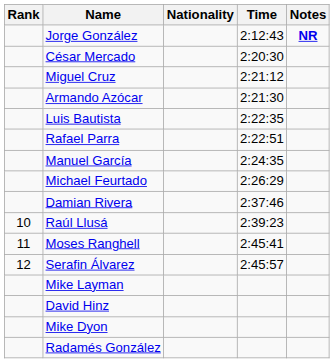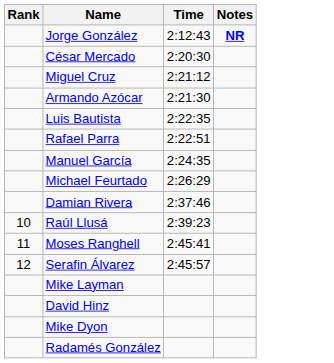- column: (200, 14)
